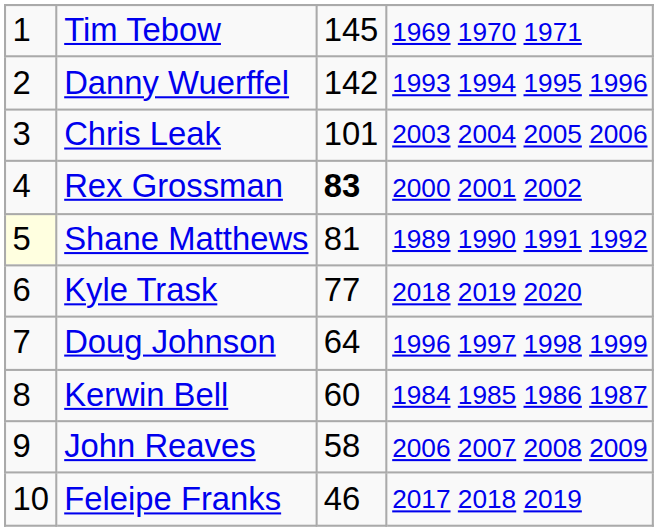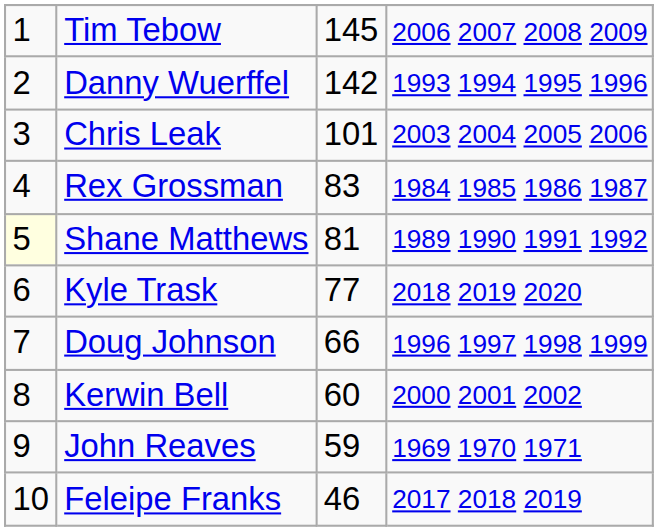(487, 31) 1969 1970 1971 -> (520, 31) 2006 2007 2008 2009
(342, 186) bold -> (342, 186) normal
(487, 187) 2000 2001 2002 -> (520, 187) 1984 1985 1986 1987
(342, 342) 64 -> (342, 342) 66
(520, 395) 1984 1985 1986 1987 -> (487, 395) 2000 2001 2002
(342, 446) 58 -> (342, 446) 59
(520, 447) 2006 2007 2008 2009 -> (487, 447) 1969 1970 1971
